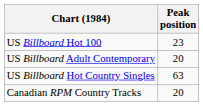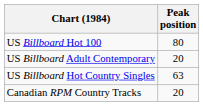(178, 42) 23 -> (178, 42) 80
